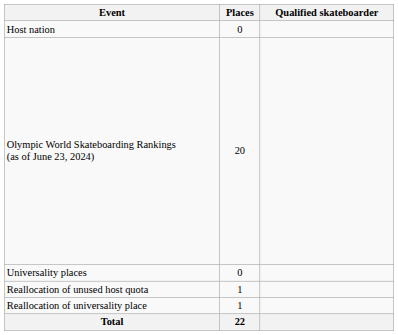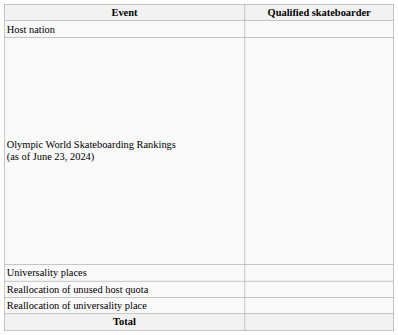- column: (240, 12)
